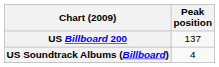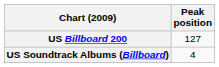(193, 39) 137 -> (193, 39) 127
